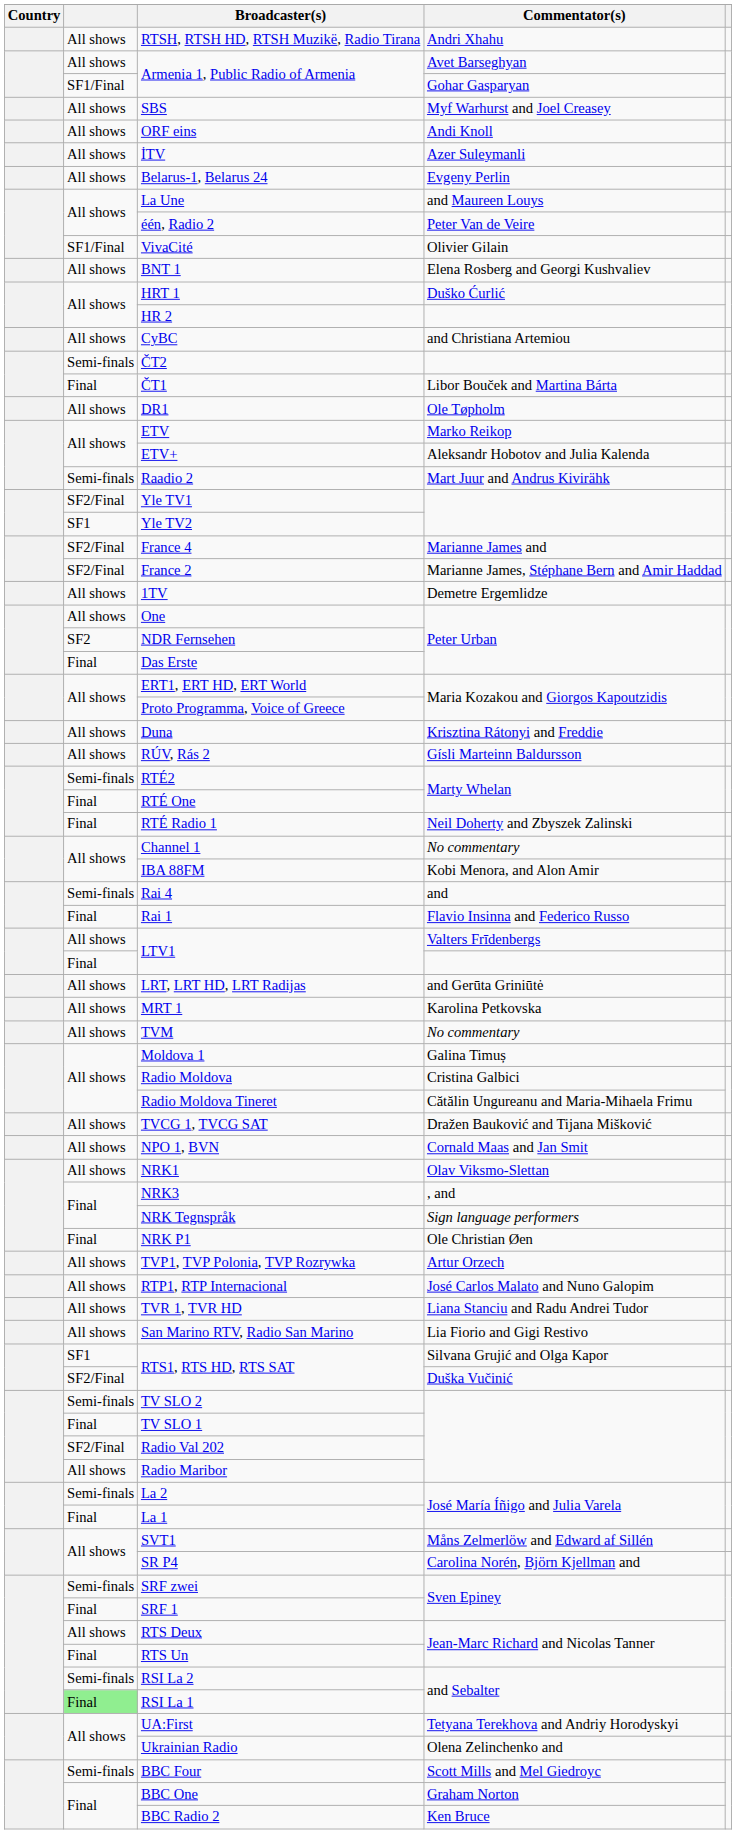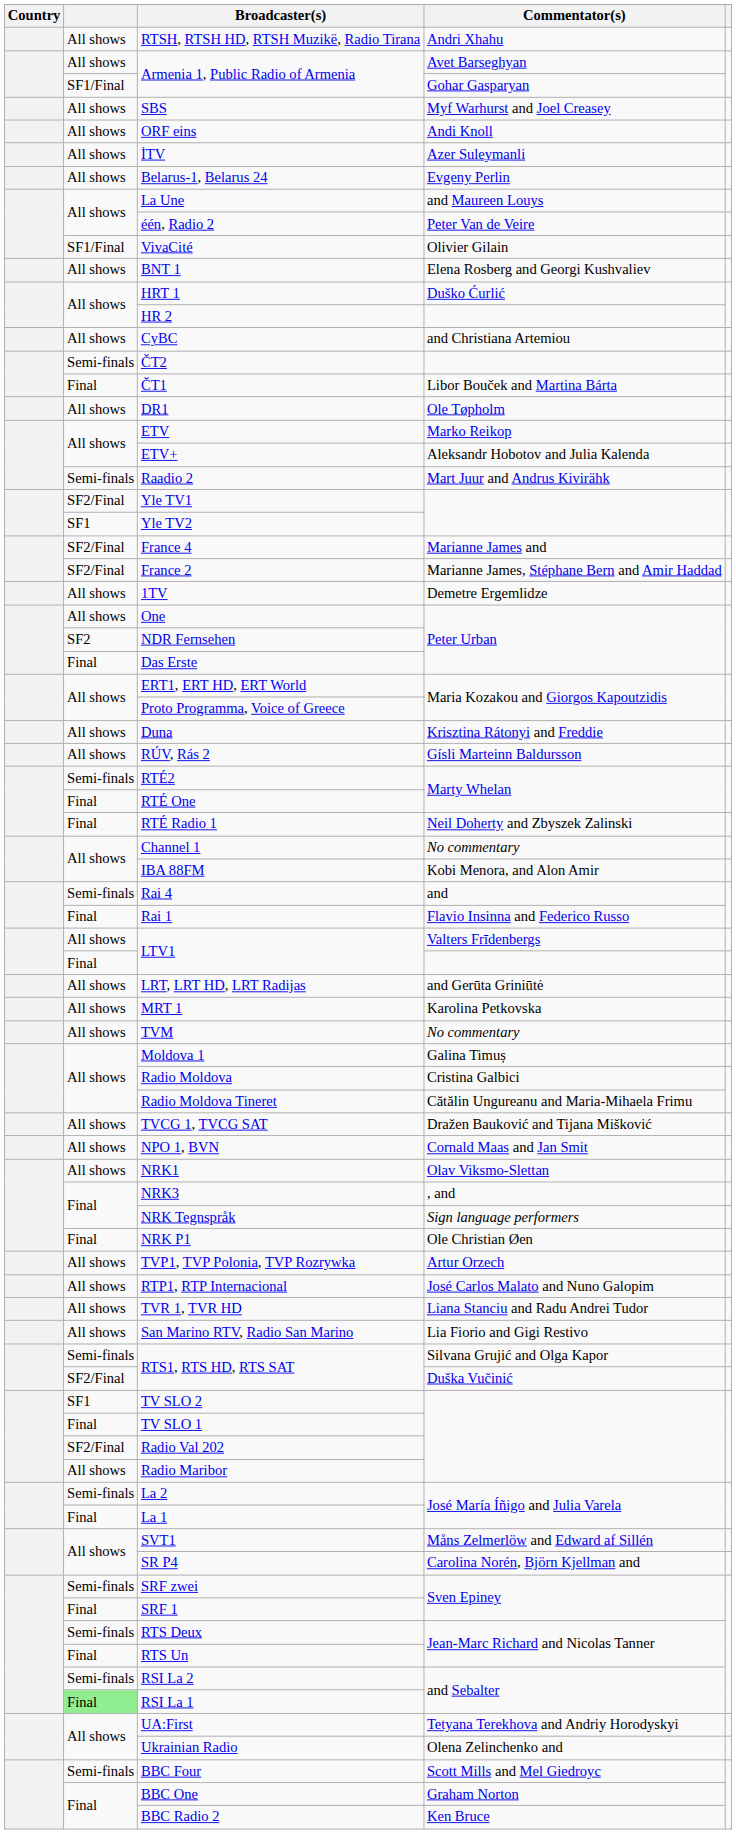(79, 1355) SF1 -> (101, 1355) Semi-finals
(101, 1401) Semi-finals -> (79, 1401) SF1
(96, 1632) All shows -> (101, 1632) Semi-finals
